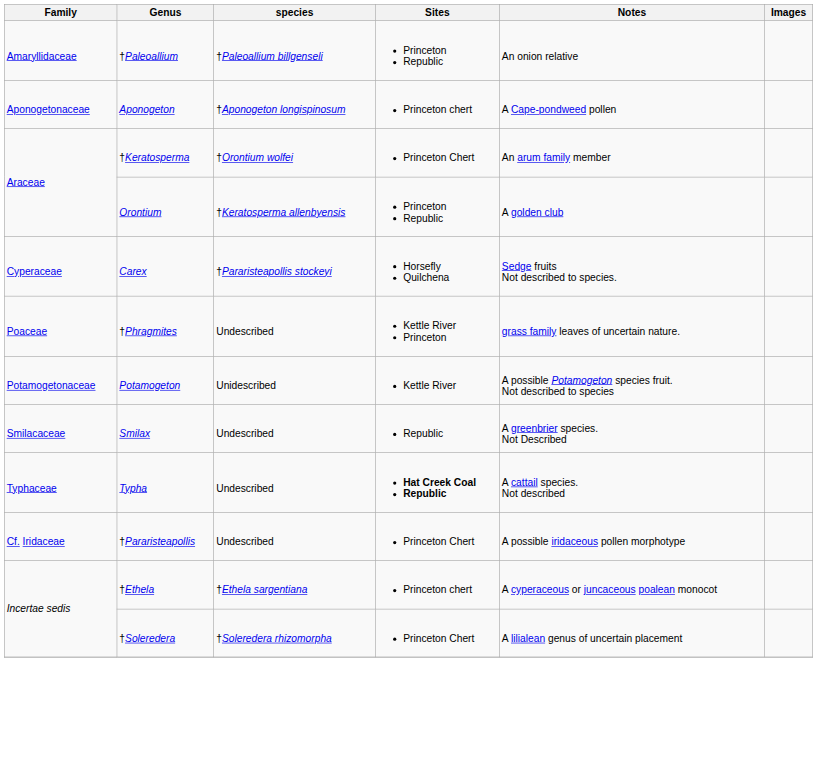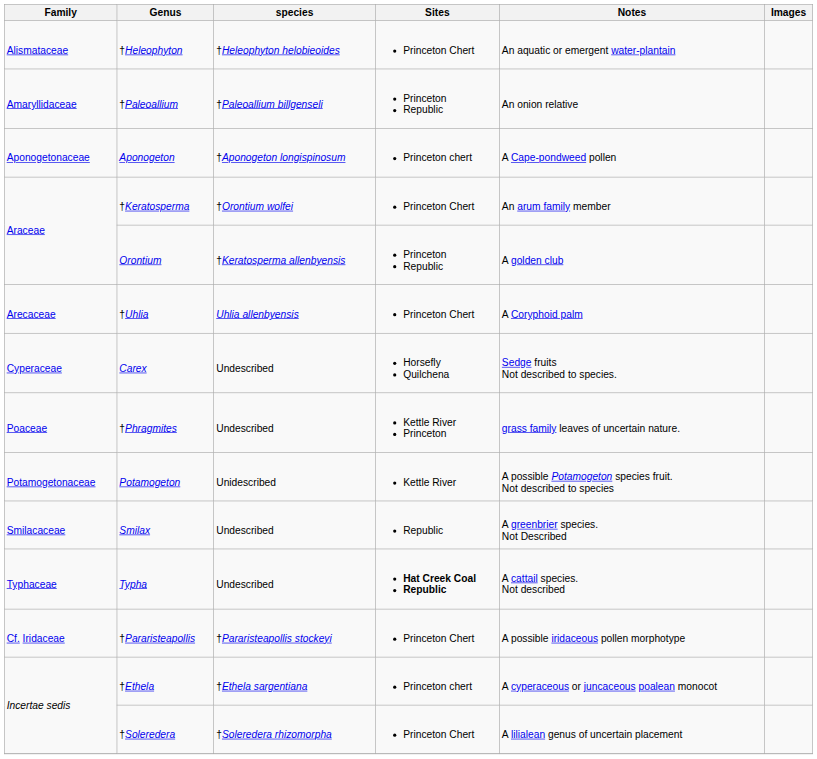+ row: (151, 50)
+ row: (134, 314)
(274, 272) †Pararisteapollis stockeyi -> (245, 368) Undescribed
(245, 542) Undescribed -> (274, 638) †Pararisteapollis stockeyi
